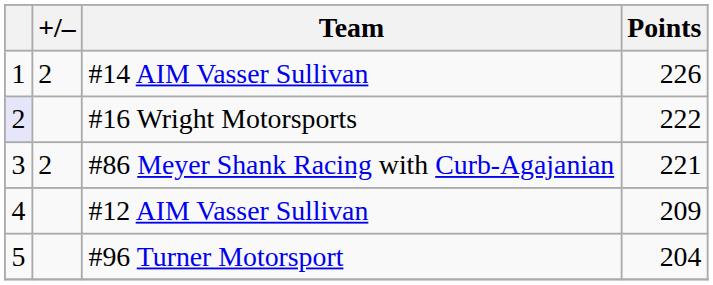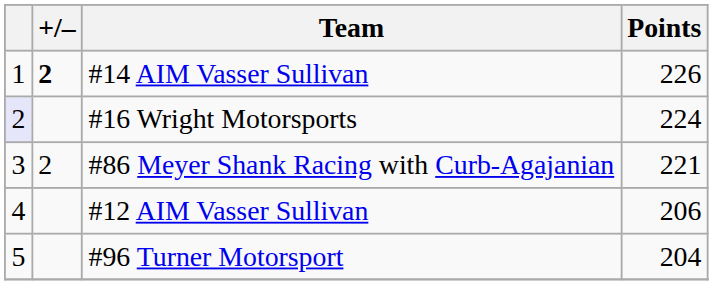(45, 73) normal -> (45, 73) bold
(680, 119) 222 -> (680, 119) 224
(680, 211) 209 -> (680, 211) 206
